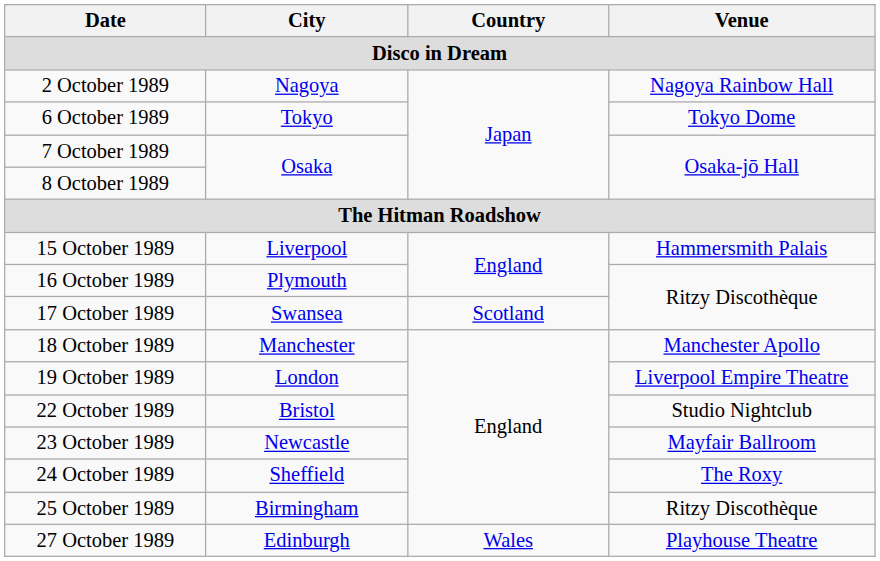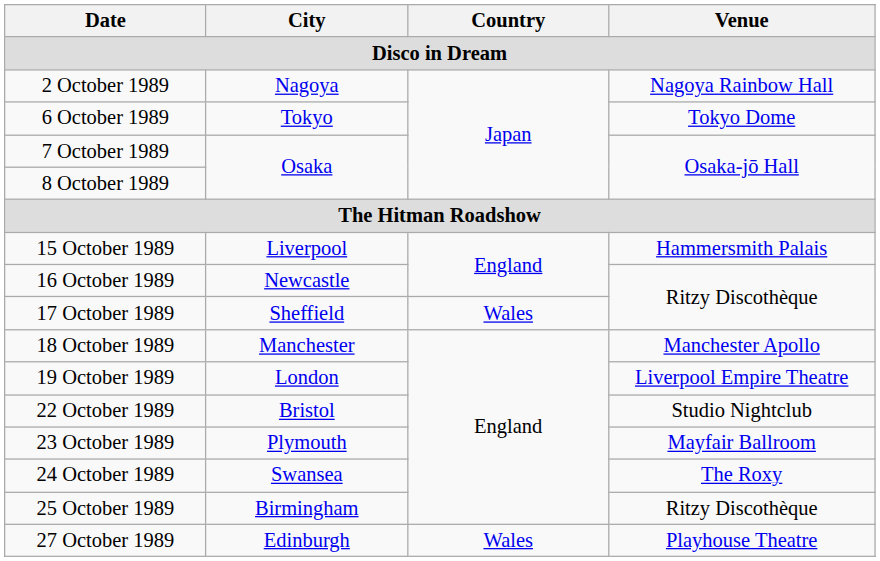(307, 280) Plymouth -> (307, 280) Newcastle
(307, 313) Swansea -> (307, 313) Sheffield
(508, 313) Scotland -> (508, 313) Wales
(307, 442) Newcastle -> (307, 442) Plymouth
(307, 475) Sheffield -> (307, 475) Swansea
